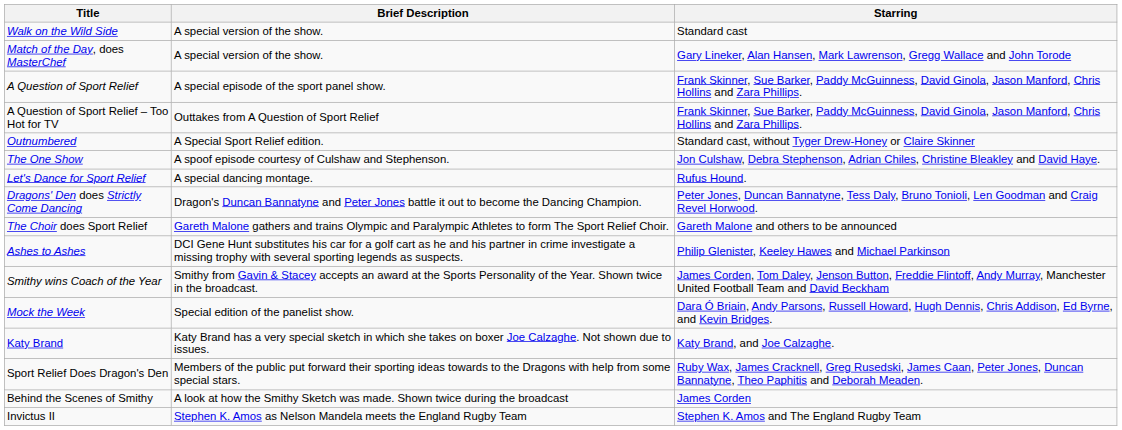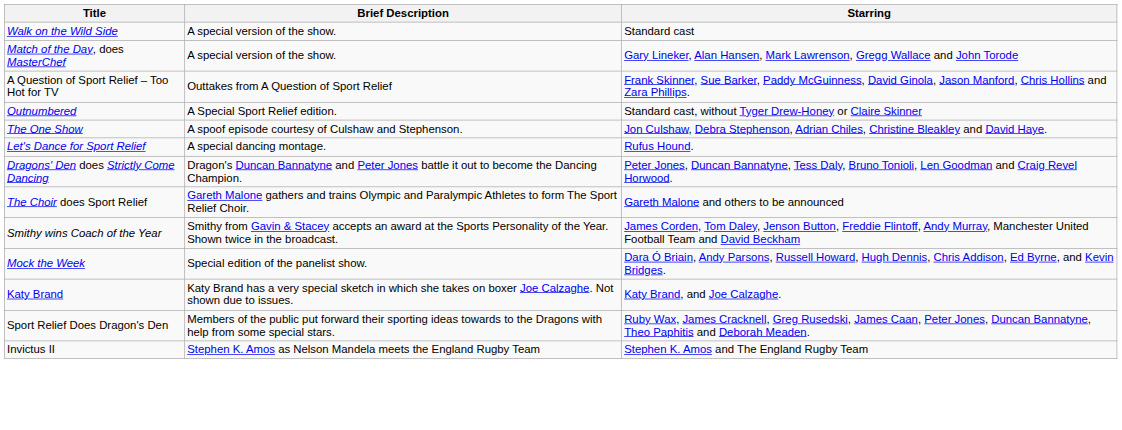- row: (72, 86)
- row: (46, 251)
- row: (80, 398)
